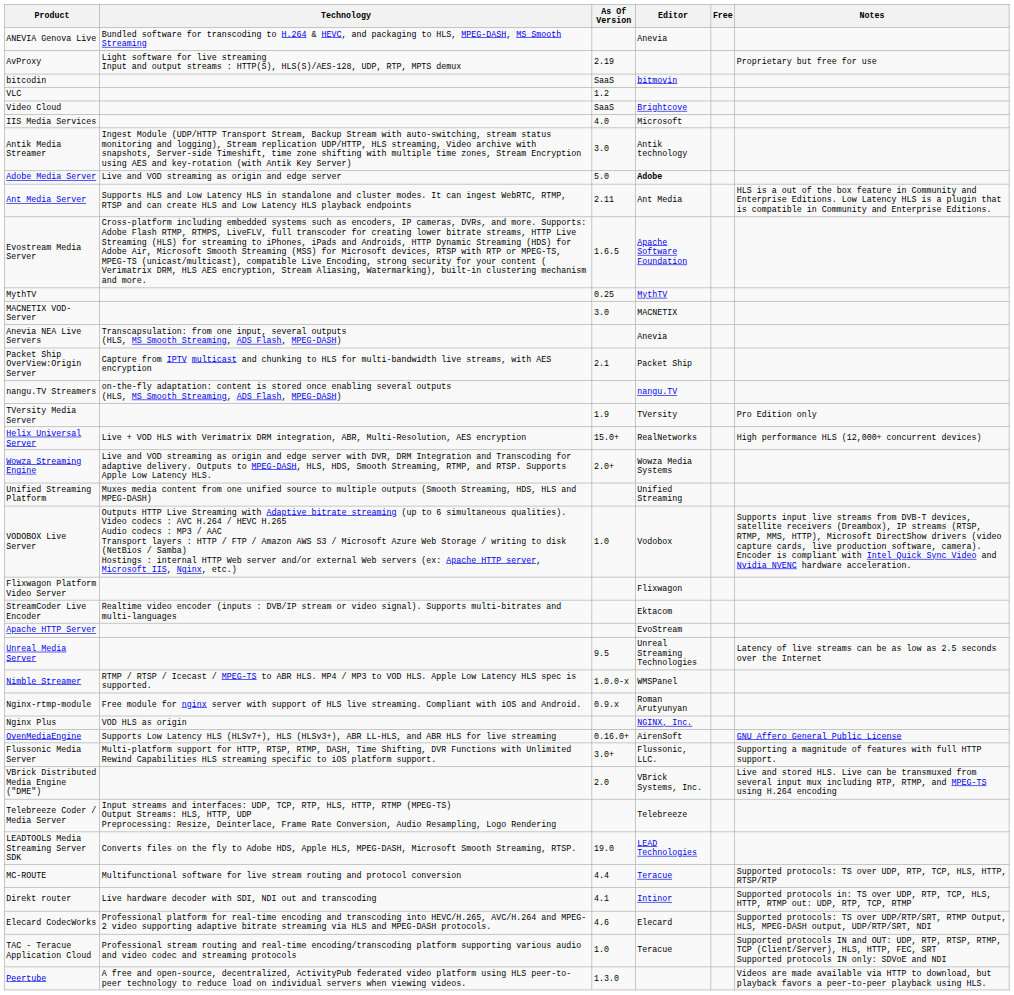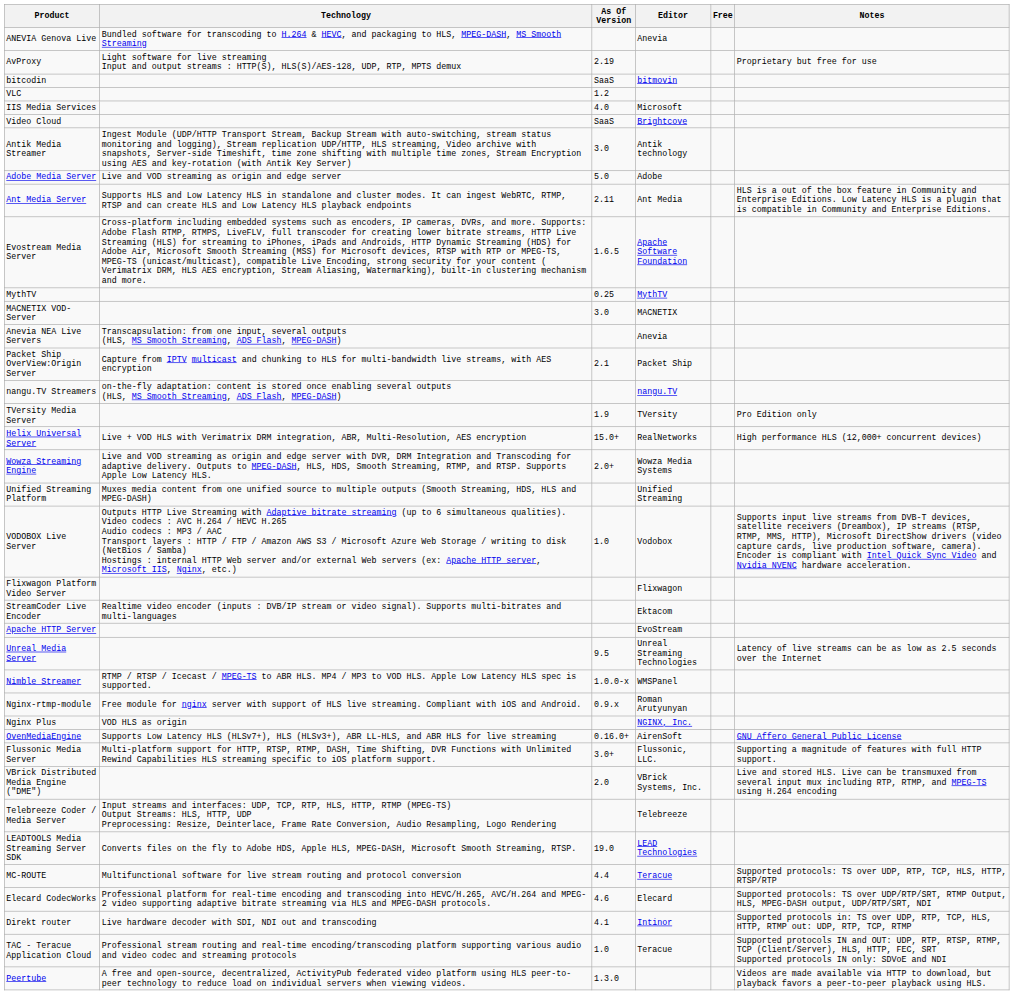rows swapped: (34, 108) <-> (51, 121)
(650, 177) bold -> (650, 177) normal
rows swapped: (39, 899) <-> (51, 922)
